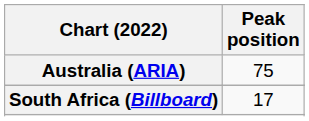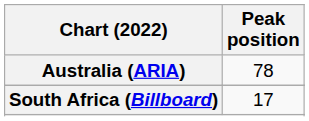(263, 70) 75 -> (263, 70) 78
